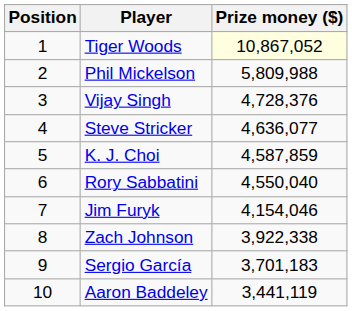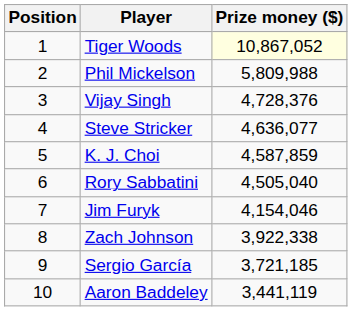(279, 182) 4,550,040 -> (279, 182) 4,505,040
(279, 264) 3,701,183 -> (279, 264) 3,721,185
